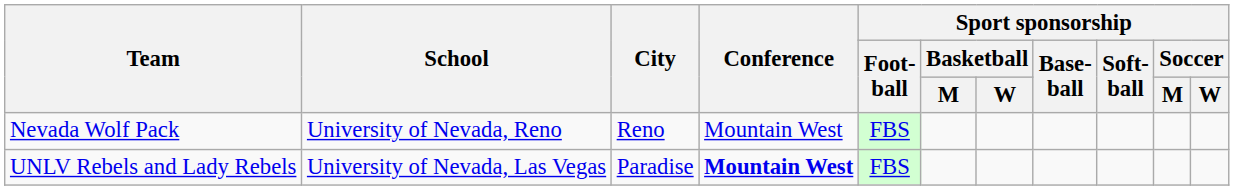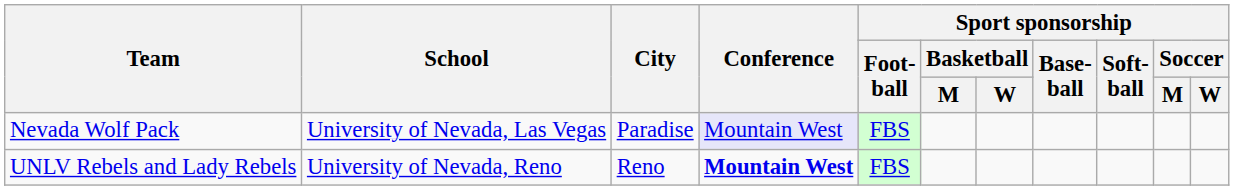(434, 130) University of Nevada, Reno -> (457, 130) University of Nevada, Las Vegas
(641, 130) Reno -> (655, 130) Paradise
(773, 130) no background -> (773, 130) lavender background
(457, 166) University of Nevada, Las Vegas -> (434, 166) University of Nevada, Reno
(655, 166) Paradise -> (641, 166) Reno
